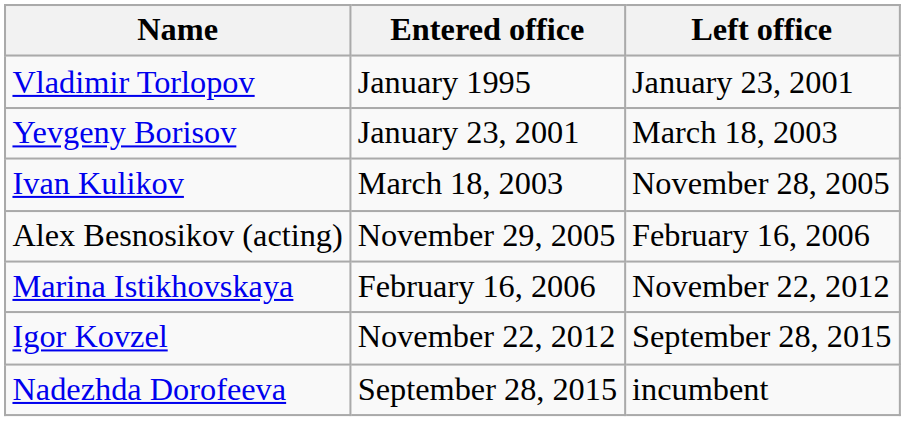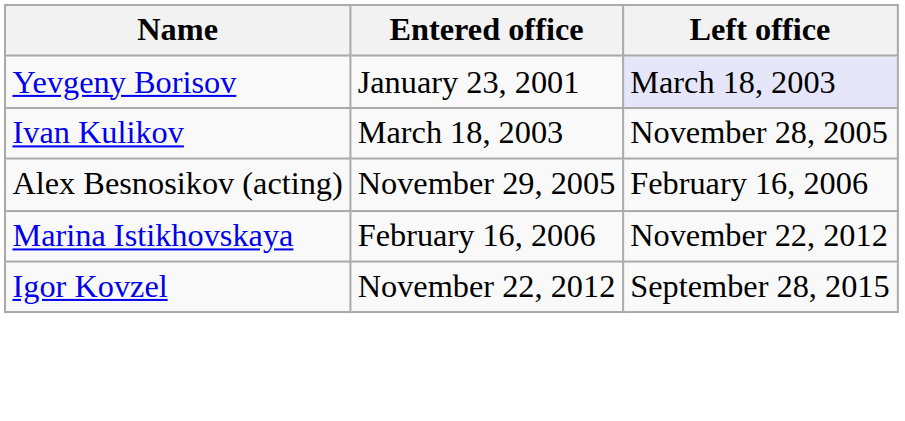- row: (134, 81)
(735, 132) no background -> (733, 81) lavender background
- row: (149, 388)
